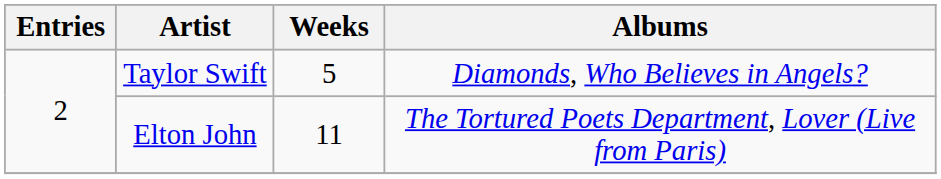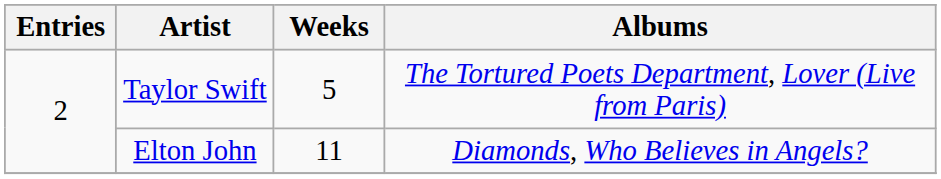(660, 72) Diamonds, Who Believes in Angels? -> (660, 88) The Tortured Poets Department, Lover (Live from Paris)
(660, 134) The Tortured Poets Department, Lover (Live from Paris) -> (660, 150) Diamonds, Who Believes in Angels?
